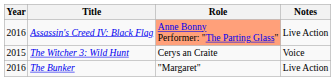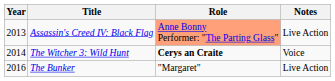(16, 32) 2016 -> (16, 32) 2013
(16, 53) 2015 -> (16, 53) 2014
(188, 53) normal -> (190, 53) bold
